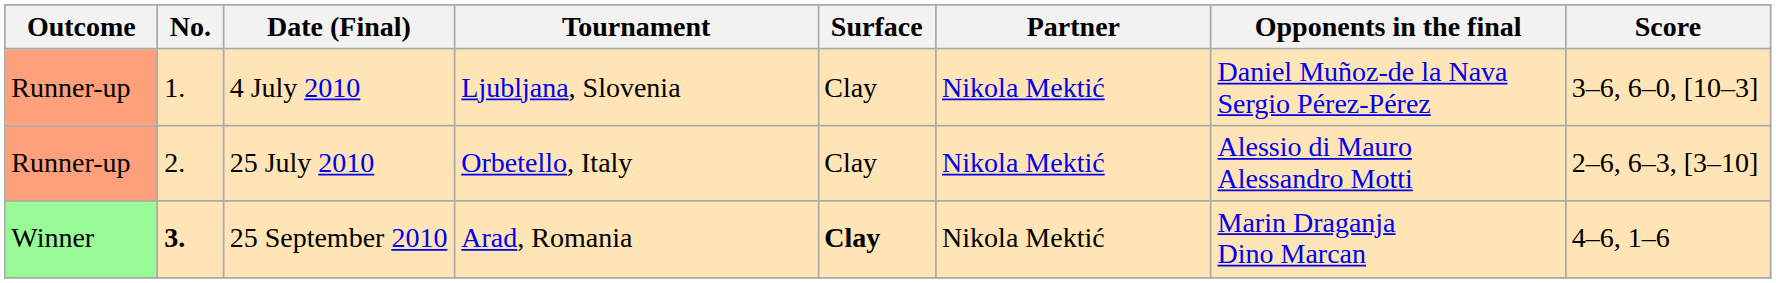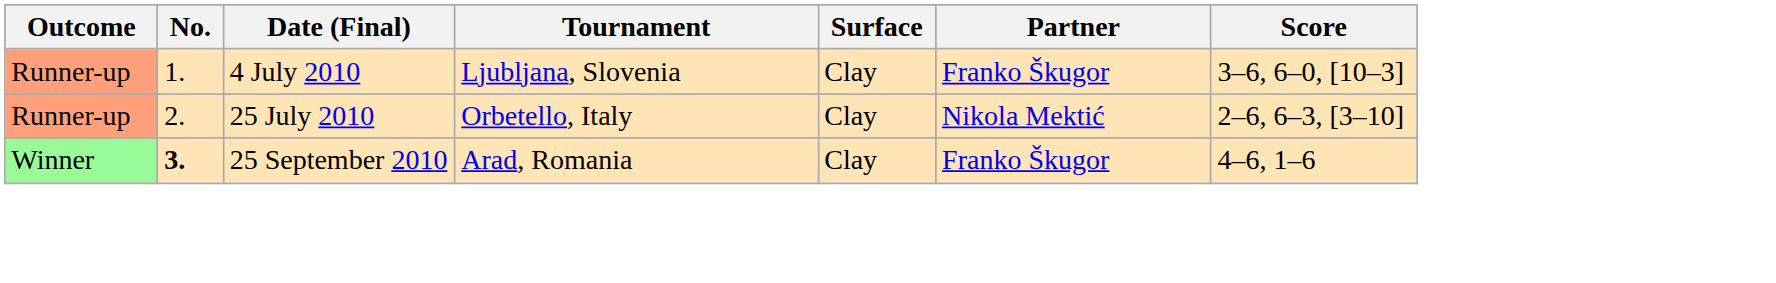- column: (1388, 26)
(1023, 86) Nikola Mektić -> (1026, 71) Franko Škugor
(852, 238) bold -> (851, 159) normal
(1023, 238) Nikola Mektić -> (1026, 159) Franko Škugor
